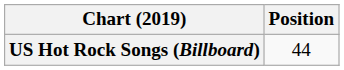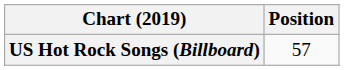(301, 49) 44 -> (301, 49) 57
